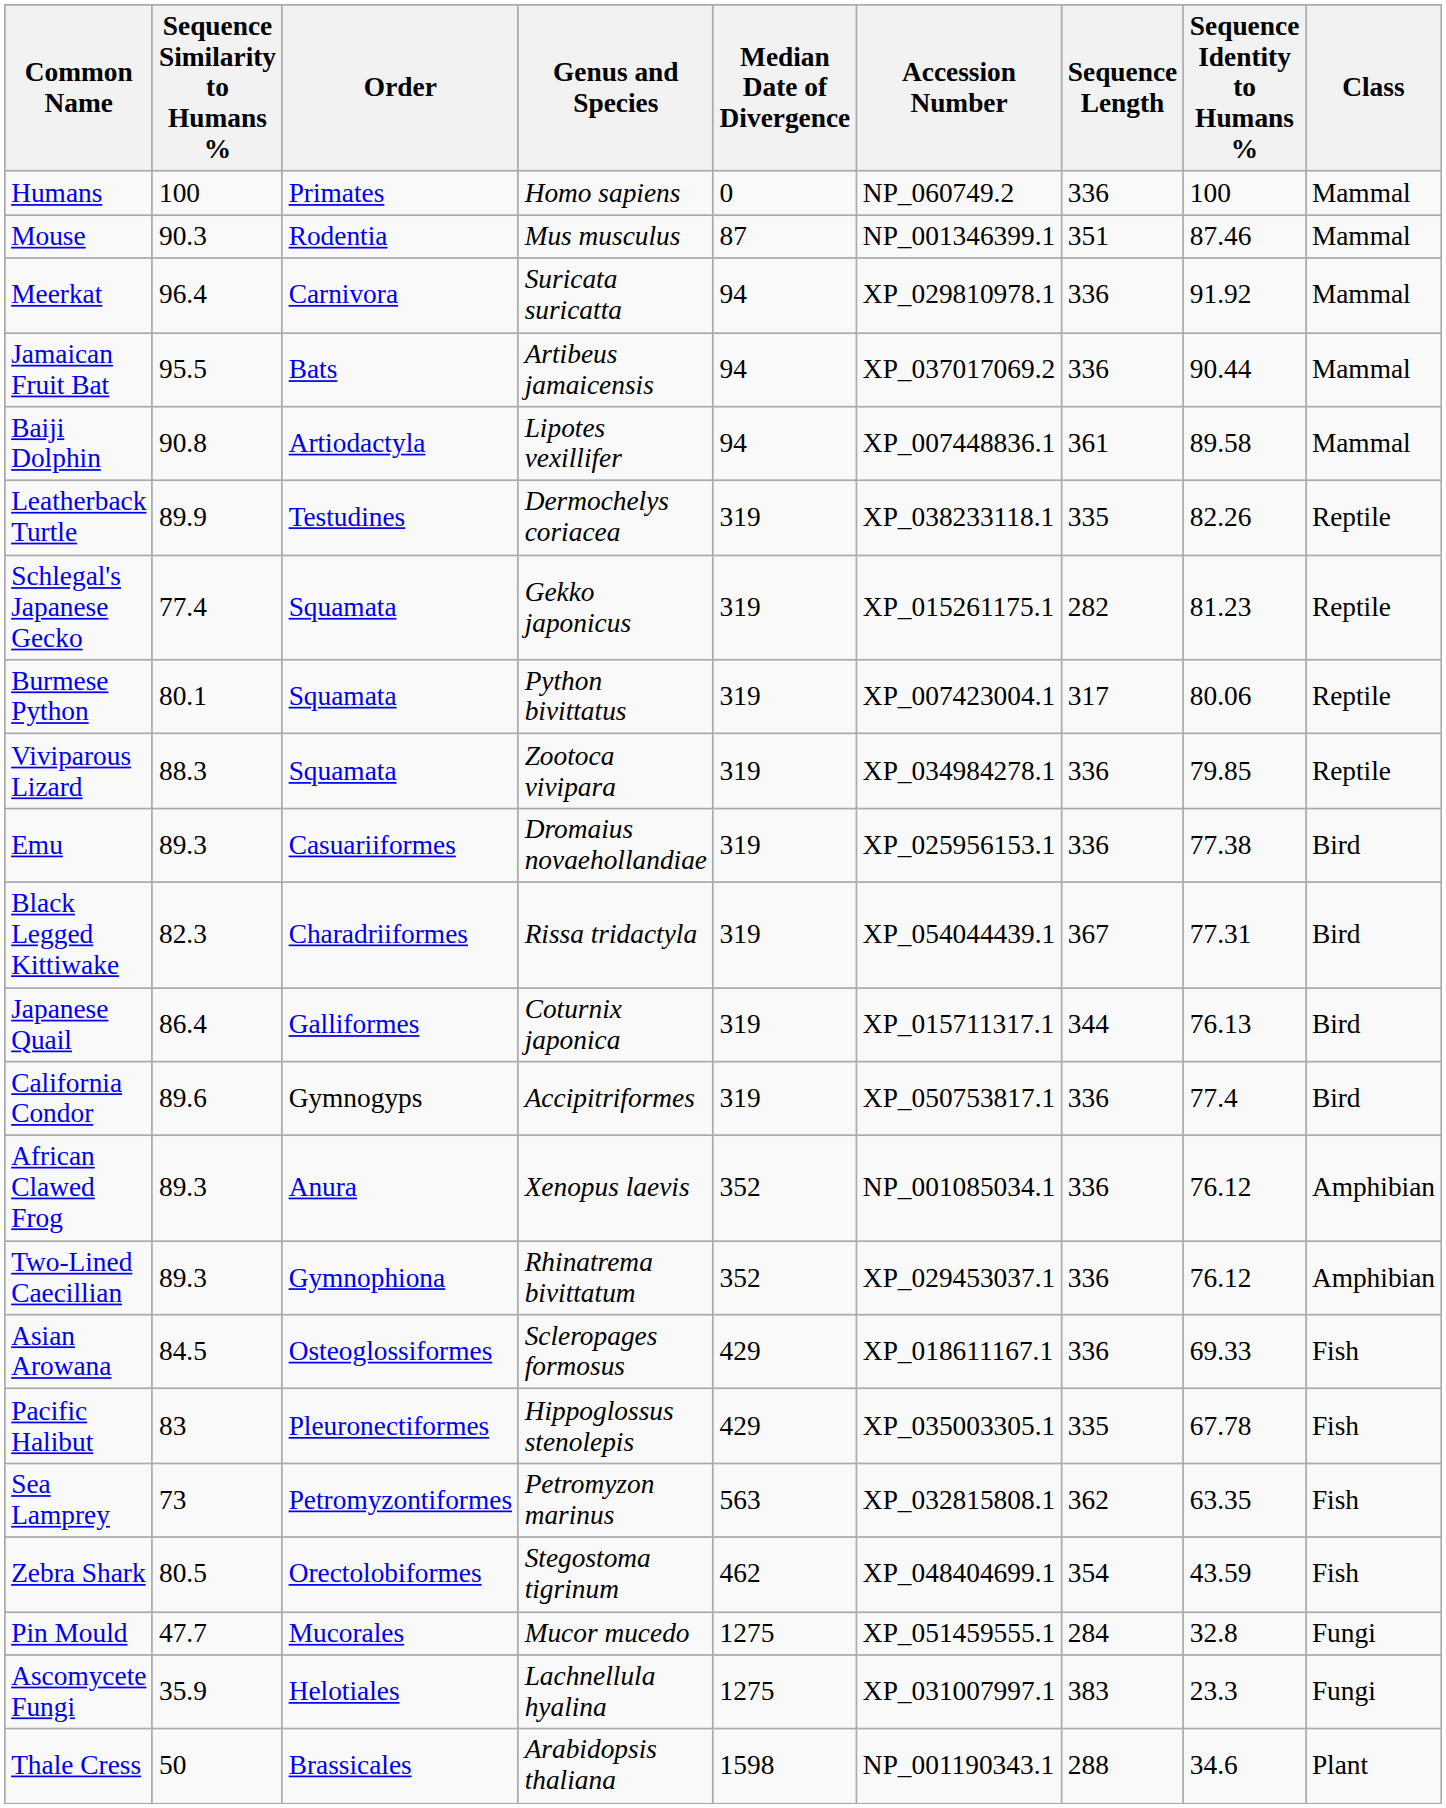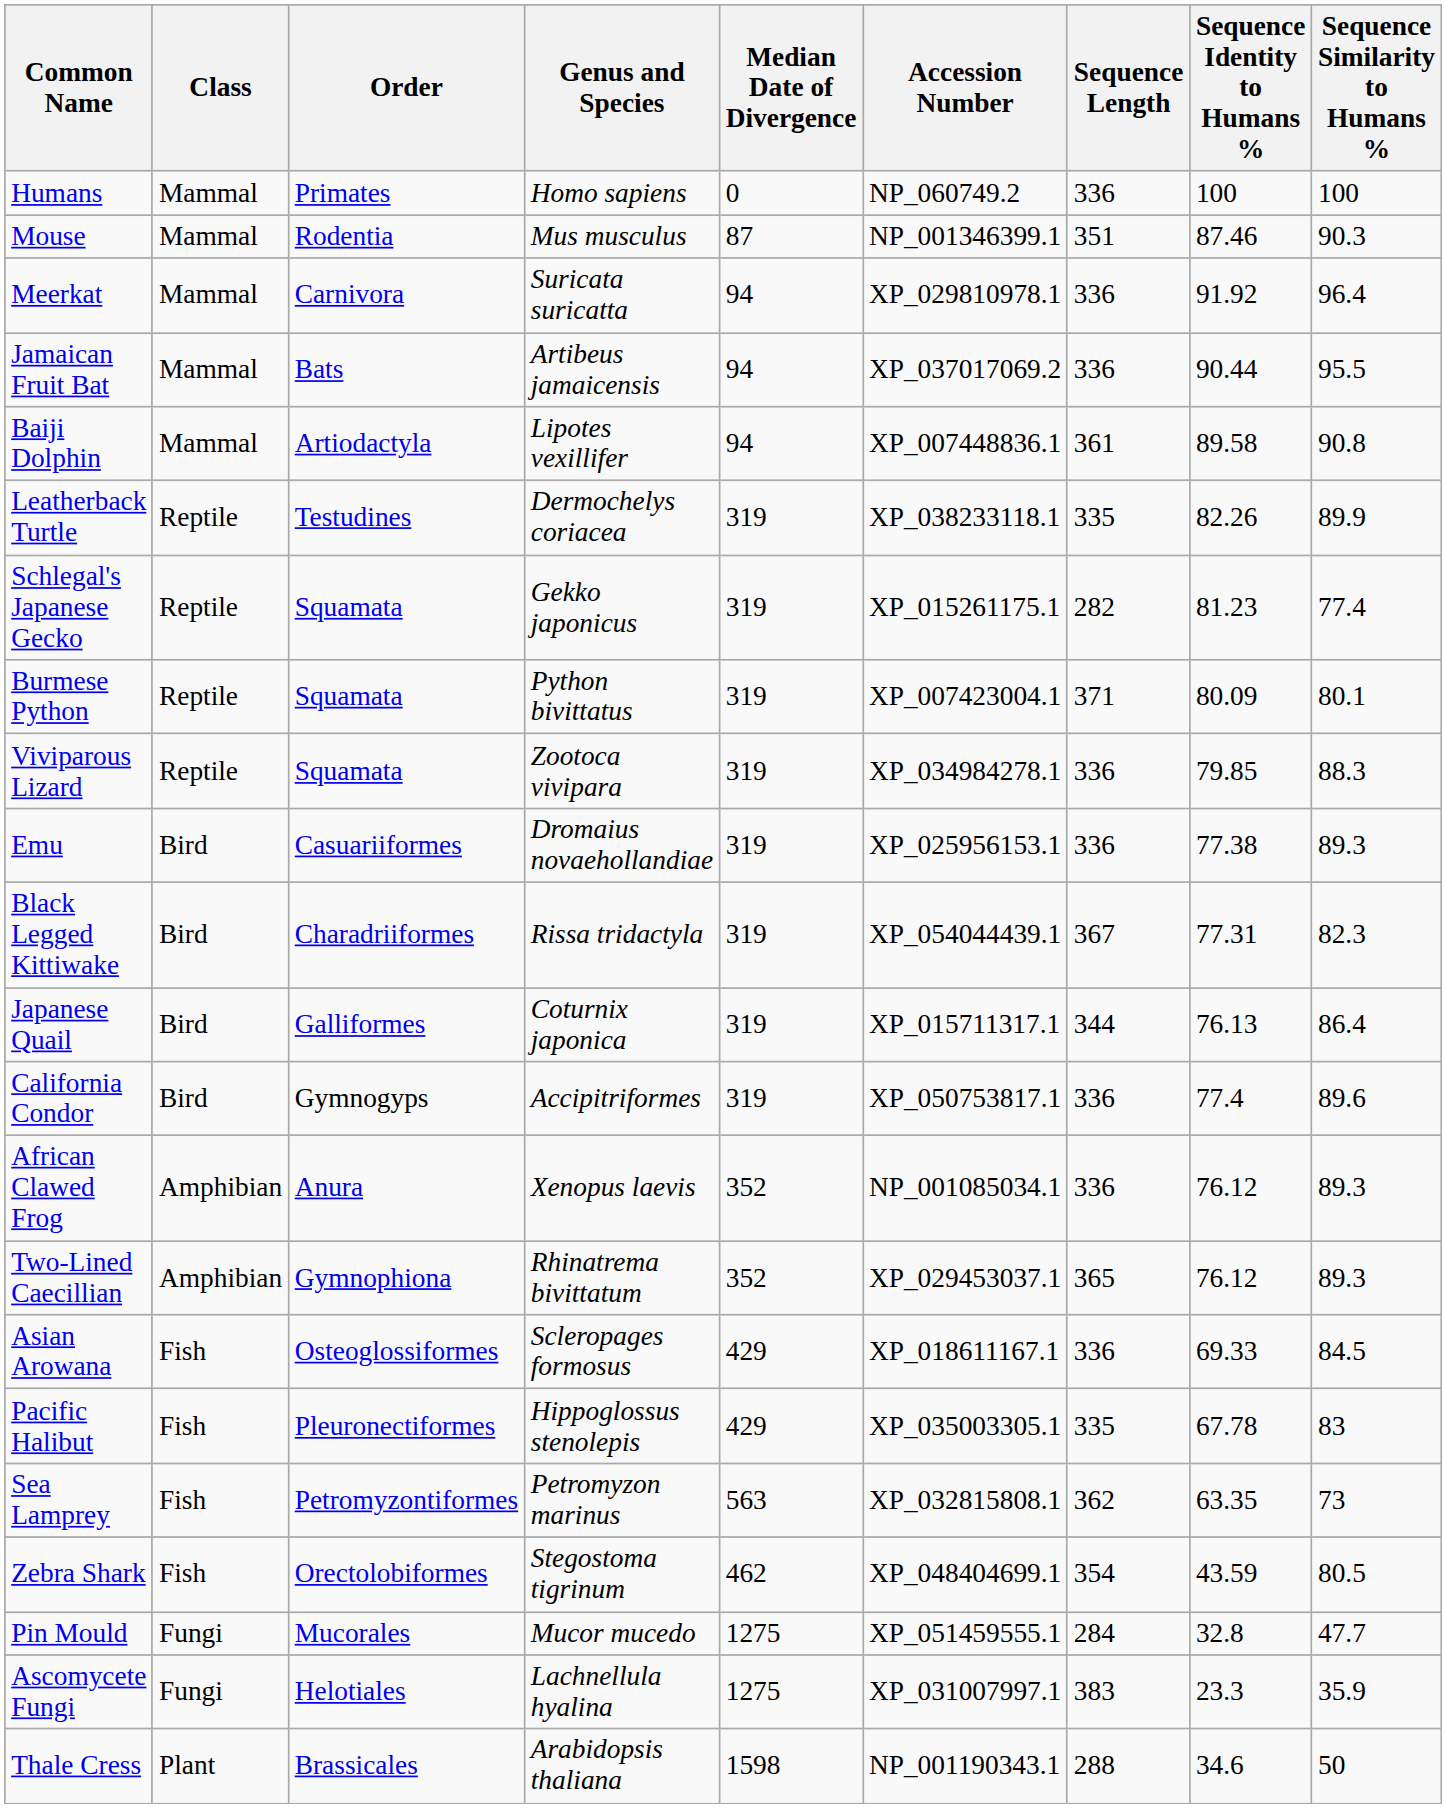columns swapped: (1373, 87) <-> (218, 87)
(1088, 696) 317 -> (1094, 696) 371
(1221, 696) 80.06 -> (1227, 696) 80.09
(1088, 1277) 336 -> (1094, 1277) 365
